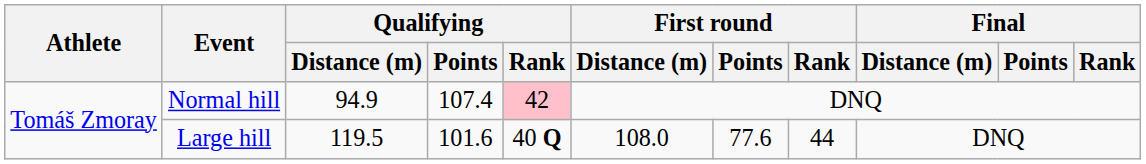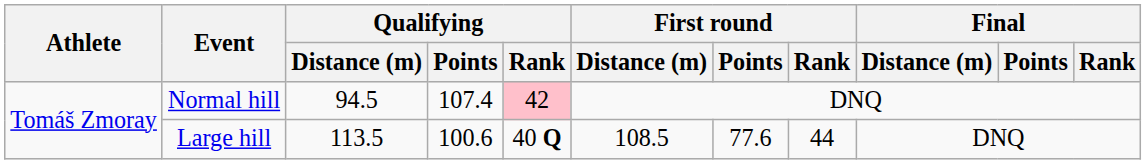(357, 100) 94.9 -> (357, 100) 94.5
(357, 138) 119.5 -> (357, 138) 113.5
(465, 138) 101.6 -> (465, 138) 100.6
(642, 138) 108.0 -> (642, 138) 108.5
